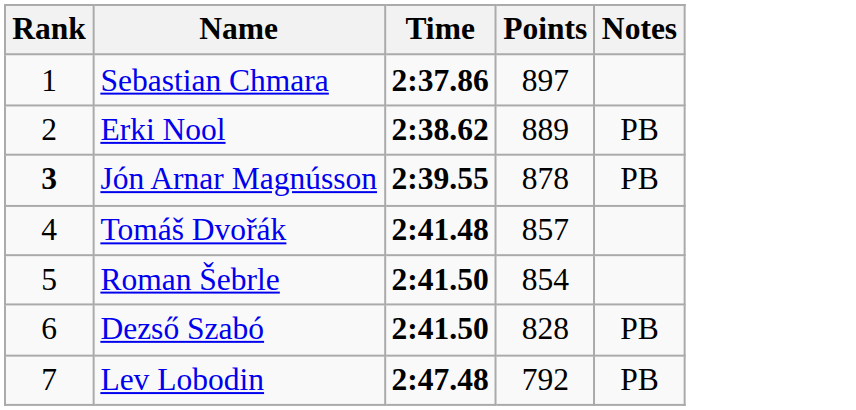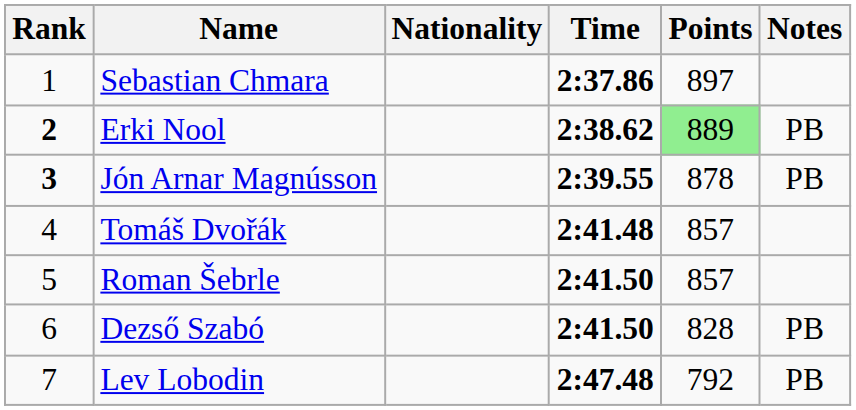+ column: (467, 29)
(49, 129) normal -> (49, 129) bold
(545, 129) no background -> (710, 129) lightgreen background
(545, 279) 854 -> (710, 279) 857
